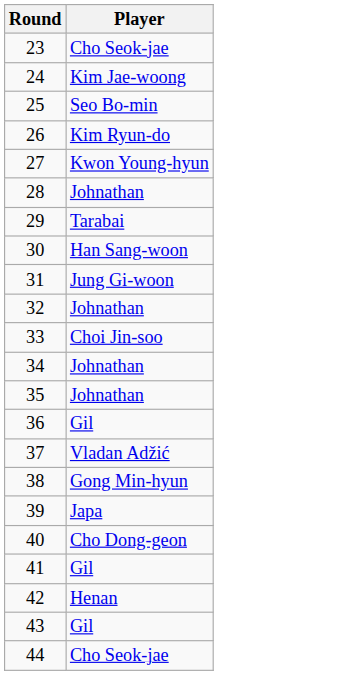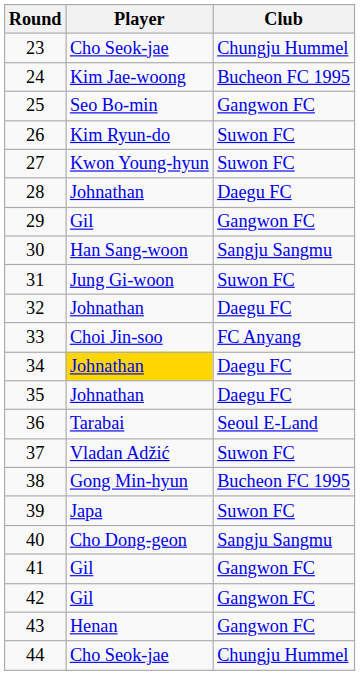+ column: (284, 18)
(97, 221) Tarabai -> (82, 221) Gil
(107, 366) no background -> (107, 366) gold background
(82, 423) Gil -> (97, 423) Tarabai
(94, 597) Henan -> (82, 597) Gil
(82, 626) Gil -> (94, 626) Henan
